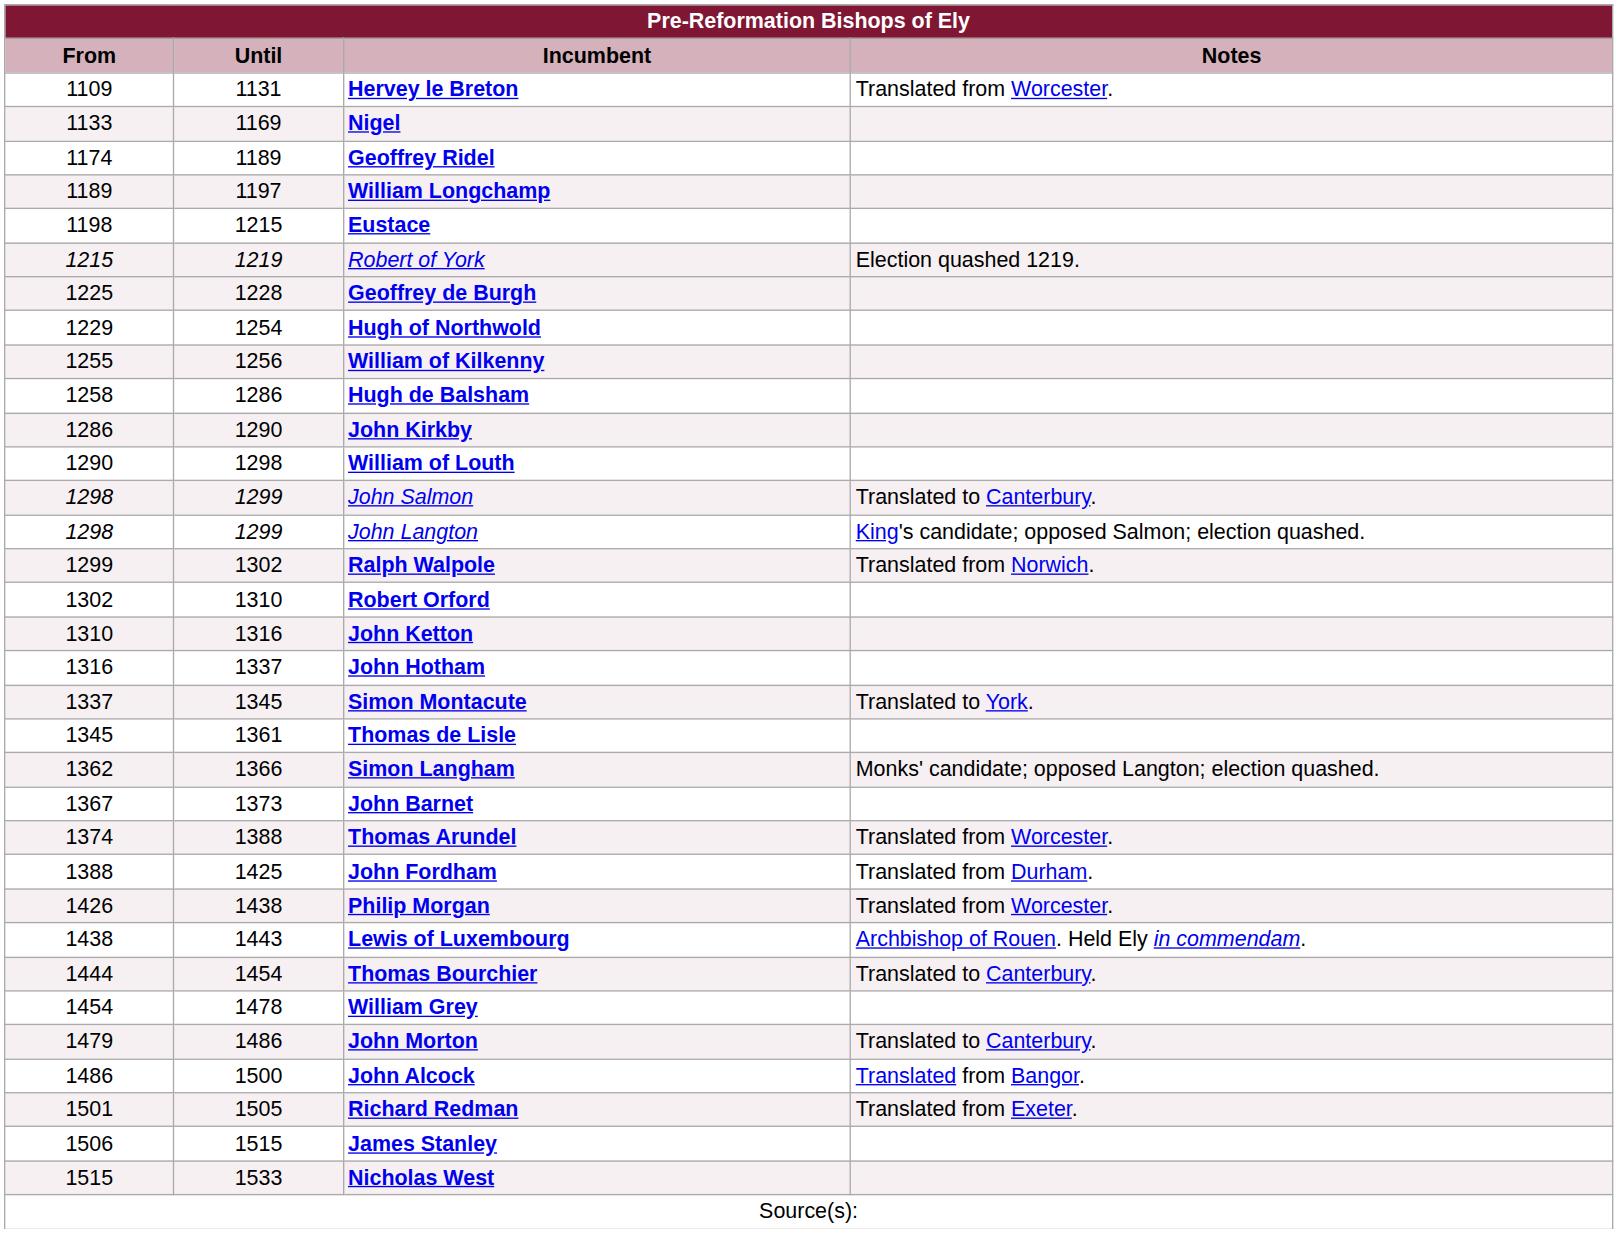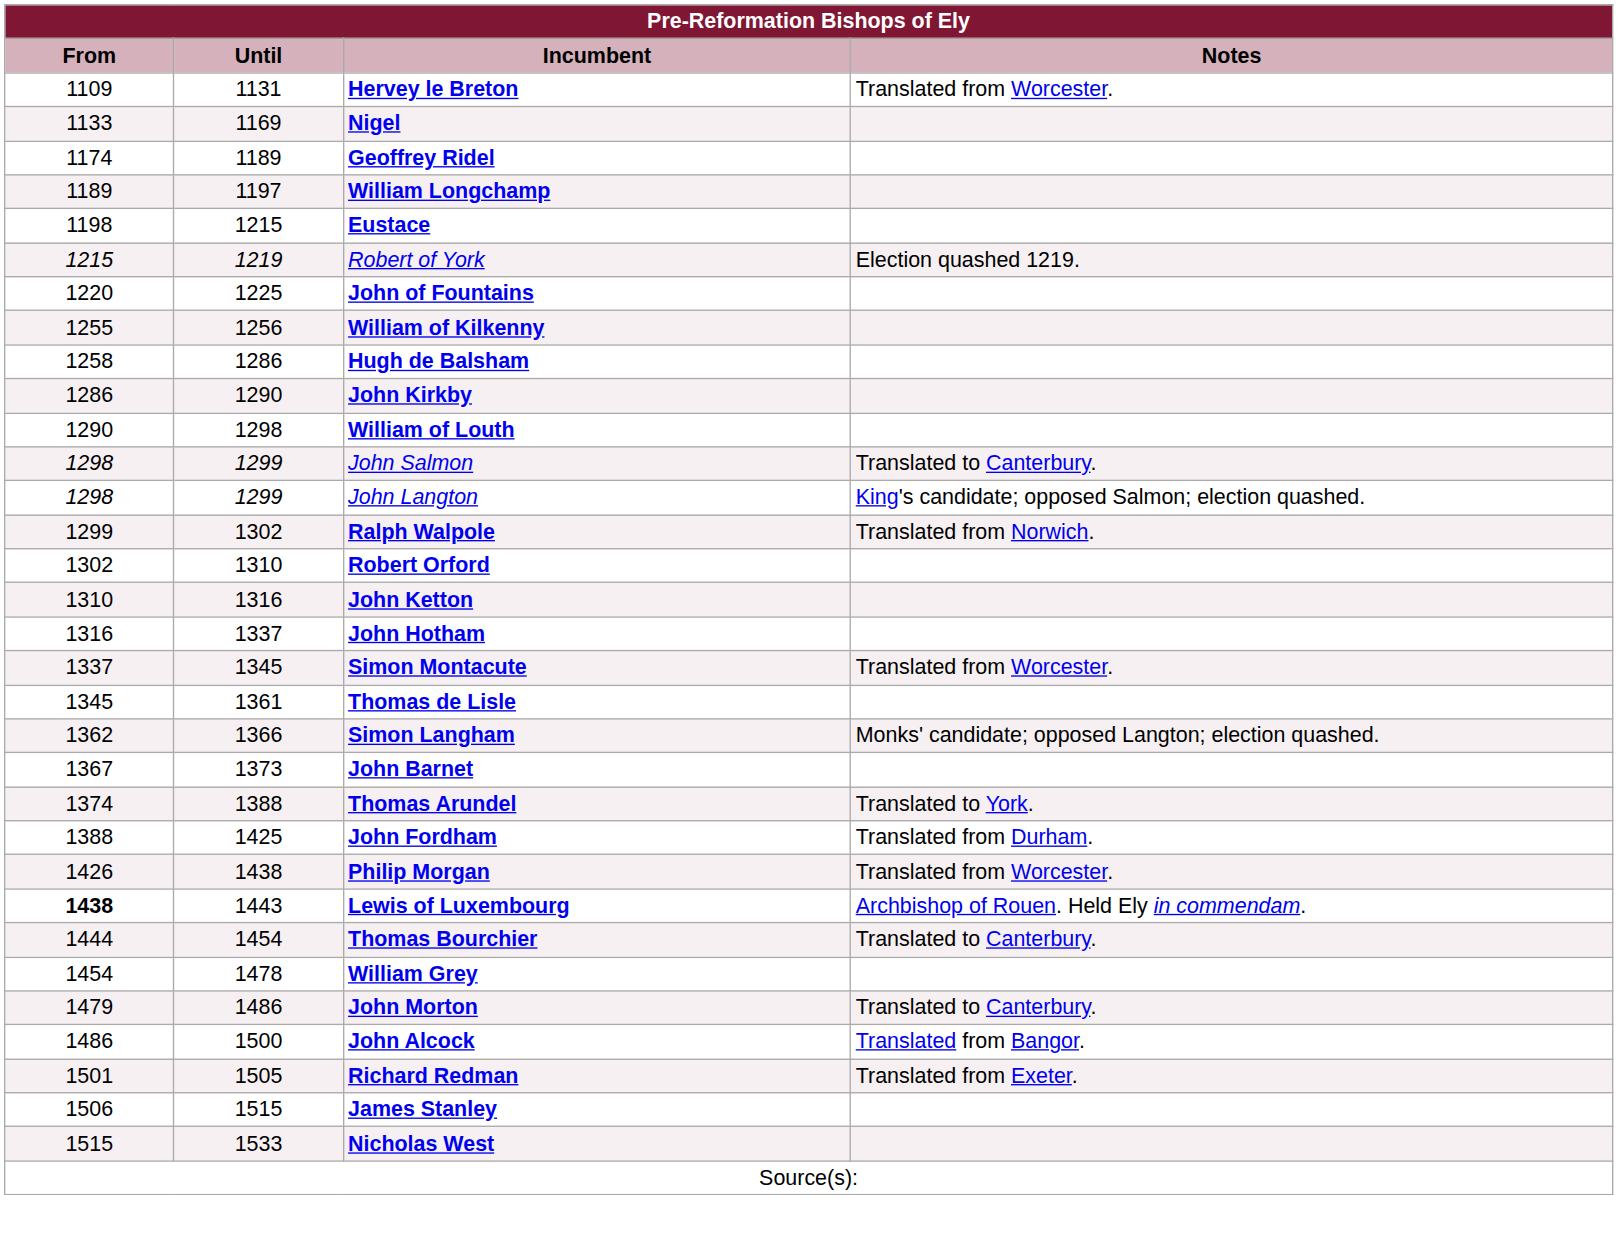+ row: (441, 293)
- row: (442, 293)
- row: (445, 327)
(945, 701) Translated to York. -> (984, 667) Translated from Worcester.
(984, 837) Translated from Worcester. -> (945, 803) Translated to York.
(89, 939) normal -> (89, 905) bold
